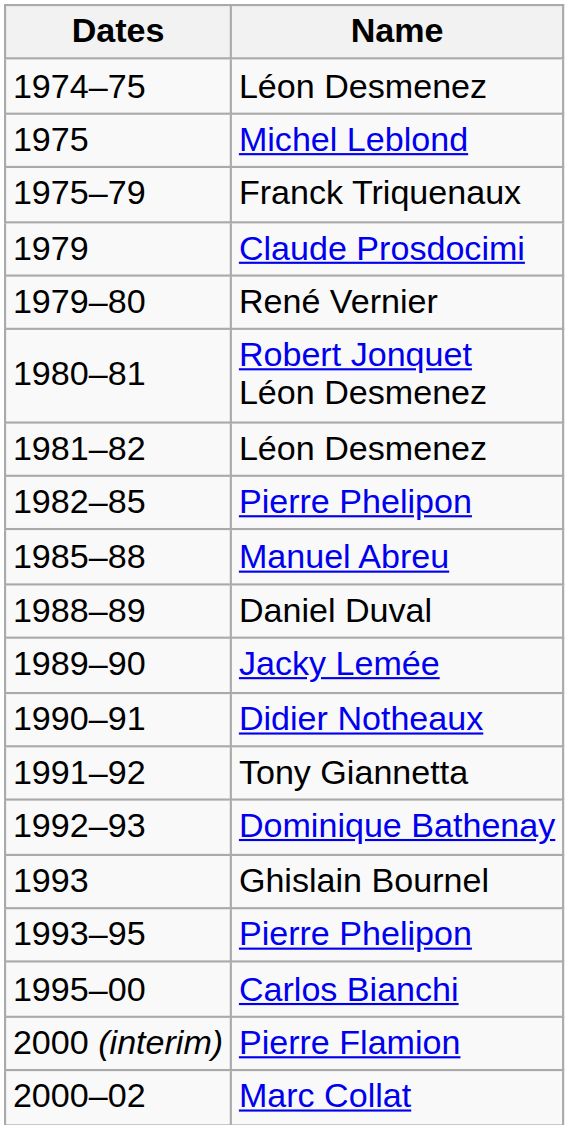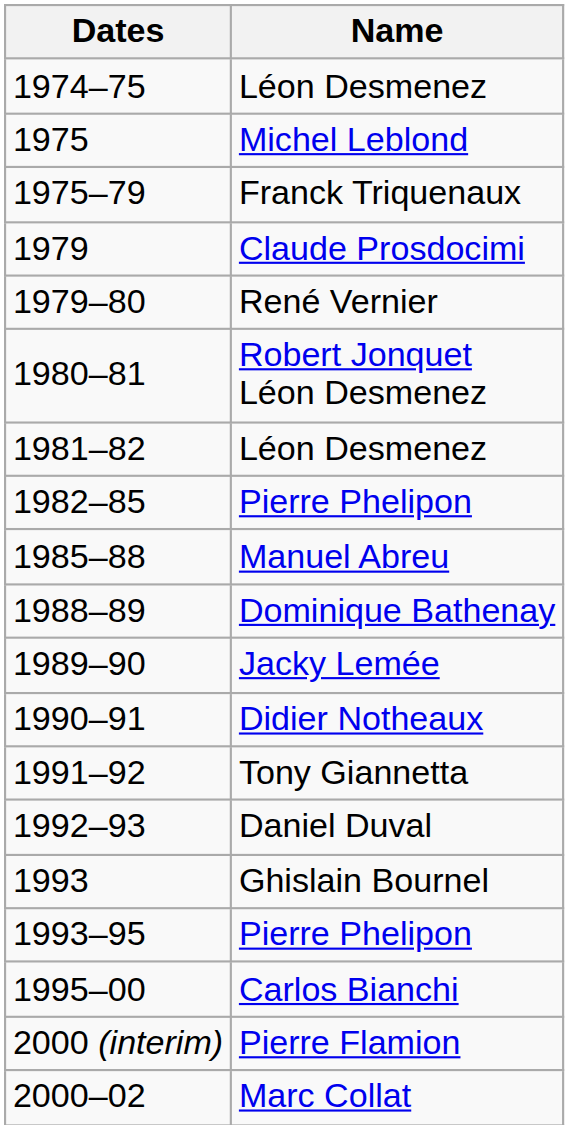(336, 610) Daniel Duval -> (397, 610) Dominique Bathenay
(397, 826) Dominique Bathenay -> (336, 826) Daniel Duval
